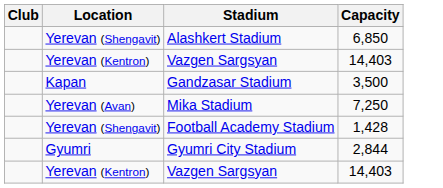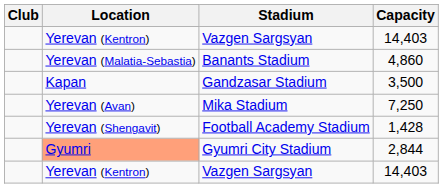- row: (224, 37)
+ row: (256, 60)
(68, 149) no background -> (68, 149) lightsalmon background
